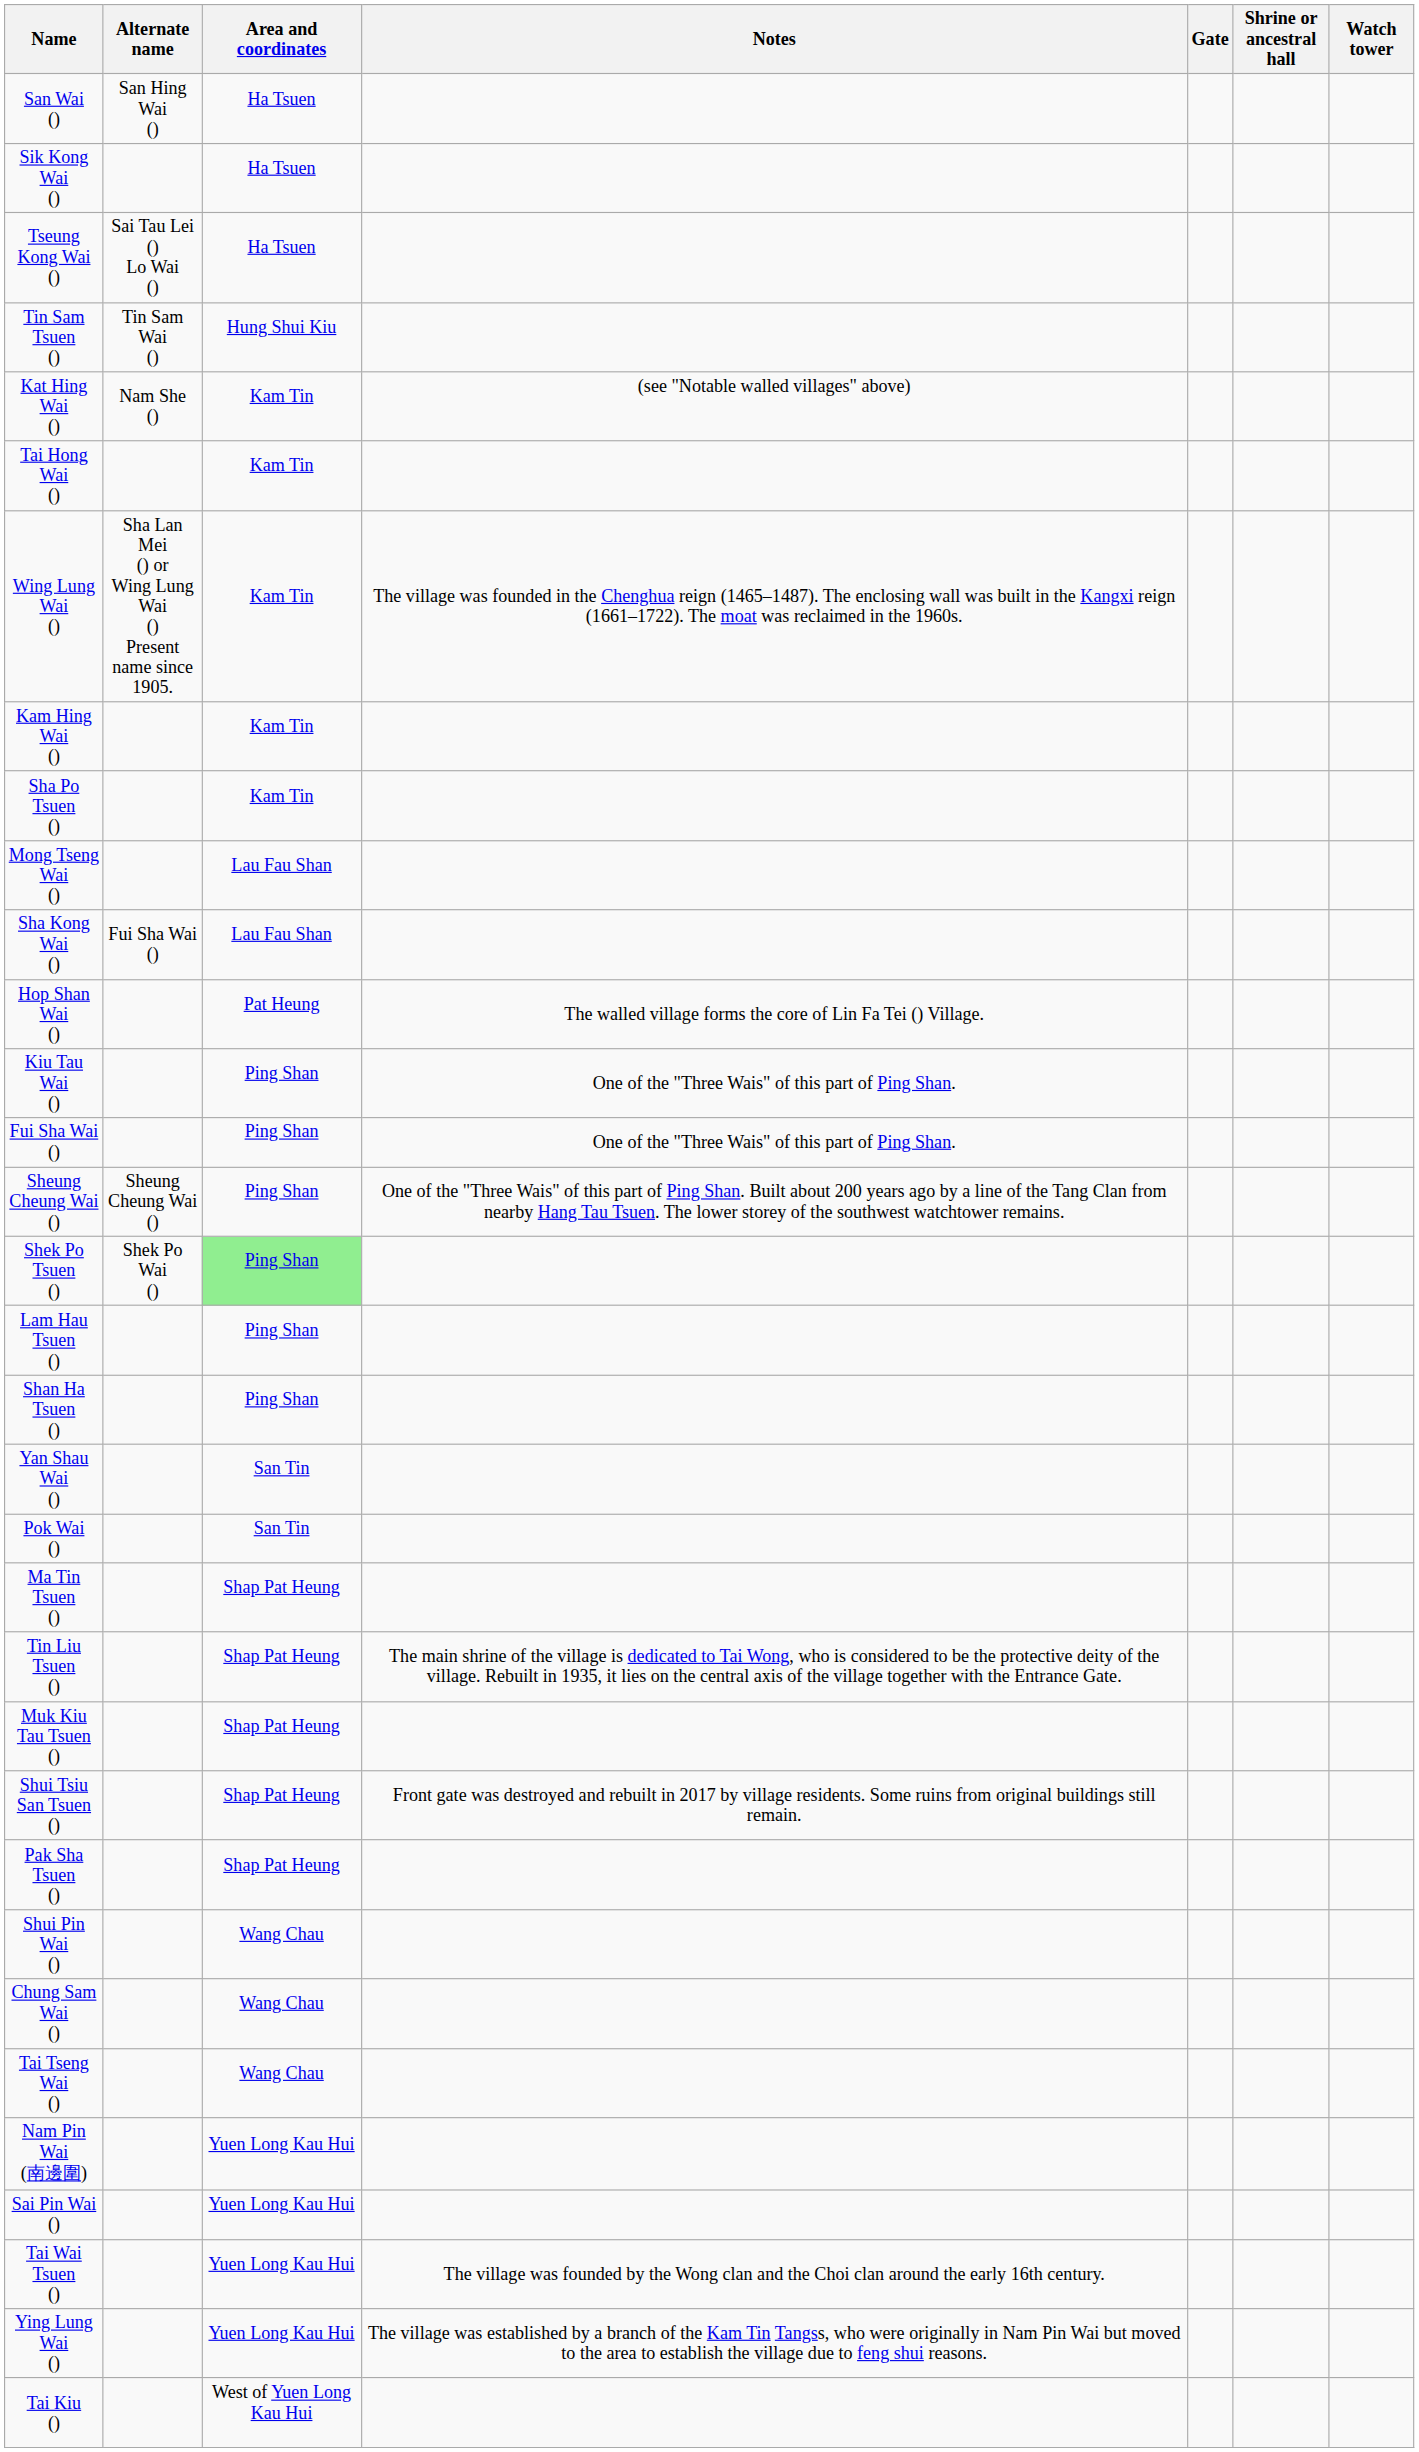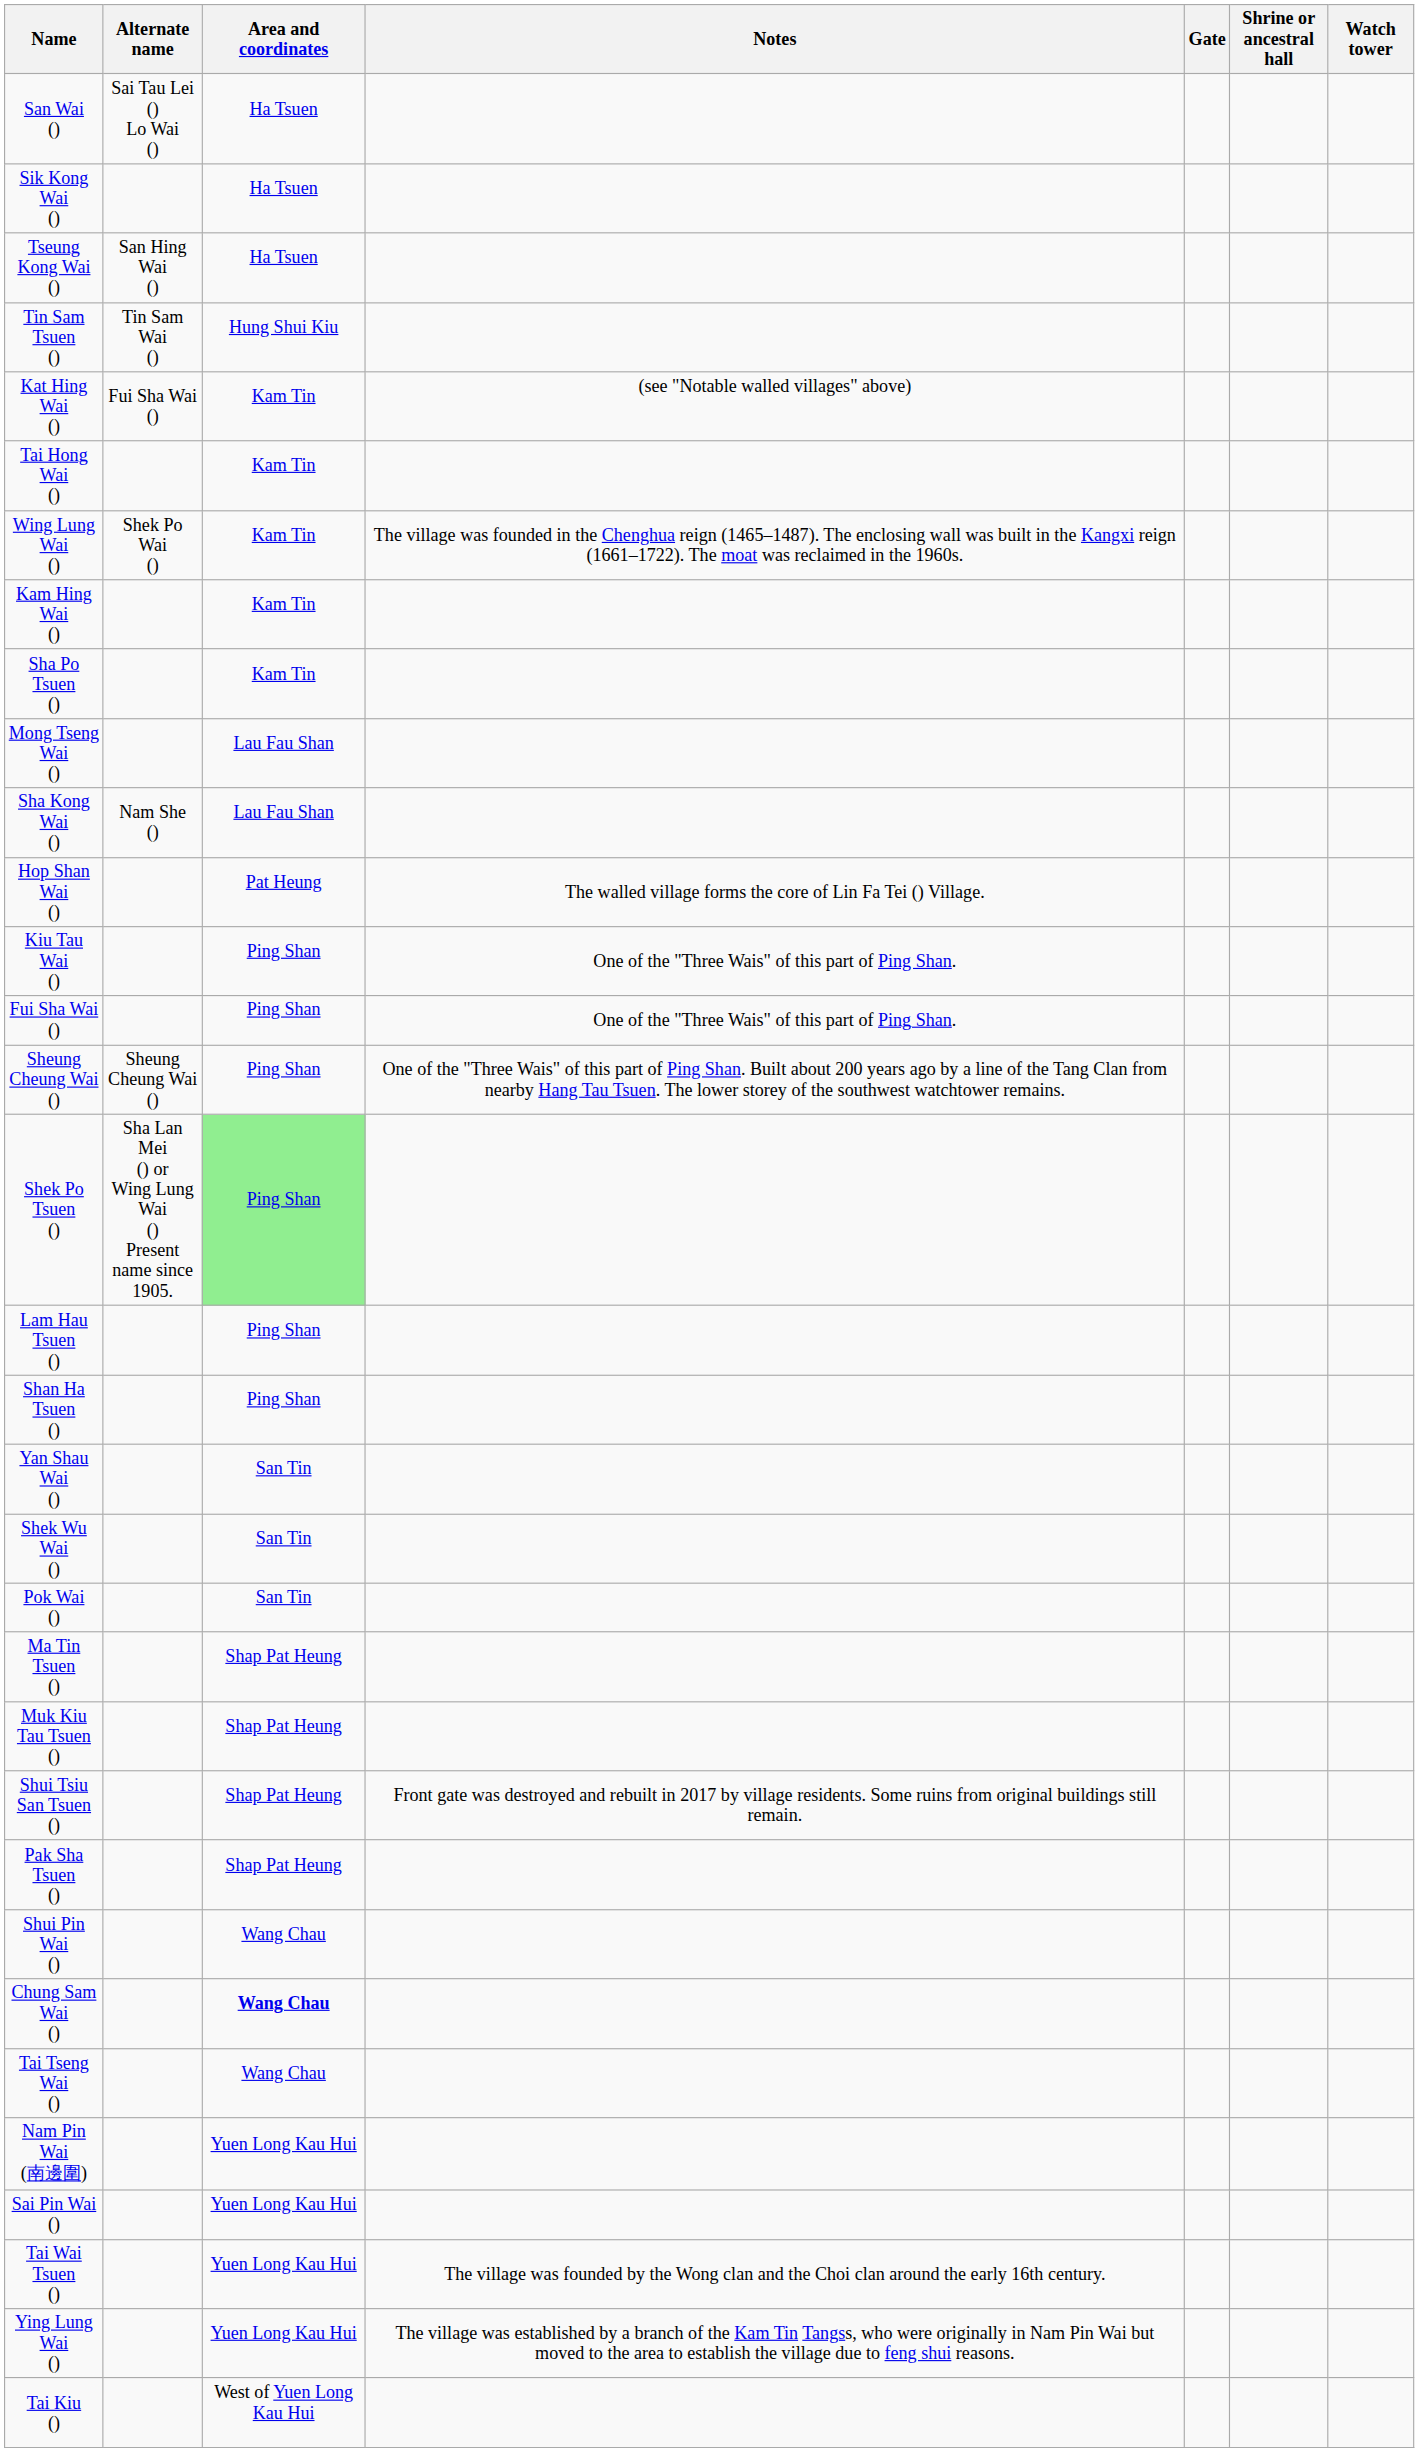(153, 108) San Hing Wai () -> (153, 118) Sai Tau Lei () Lo Wai ()
(153, 257) Sai Tau Lei () Lo Wai () -> (153, 267) San Hing Wai ()
(153, 406) Nam She () -> (153, 406) Fui Sha Wai ()
(153, 606) Sha Lan Mei () or Wing Lung Wai () Present name since 1905. -> (153, 544) Shek Po Wai ()
(153, 944) Fui Sha Wai () -> (153, 822) Nam She ()
(153, 1270) Shek Po Wai () -> (153, 1209) Sha Lan Mei () or Wing Lung Wai () Present name since 1905.
+ row: (54, 1548)
- row: (54, 1666)
(282, 2003) normal -> (284, 2003) bold
